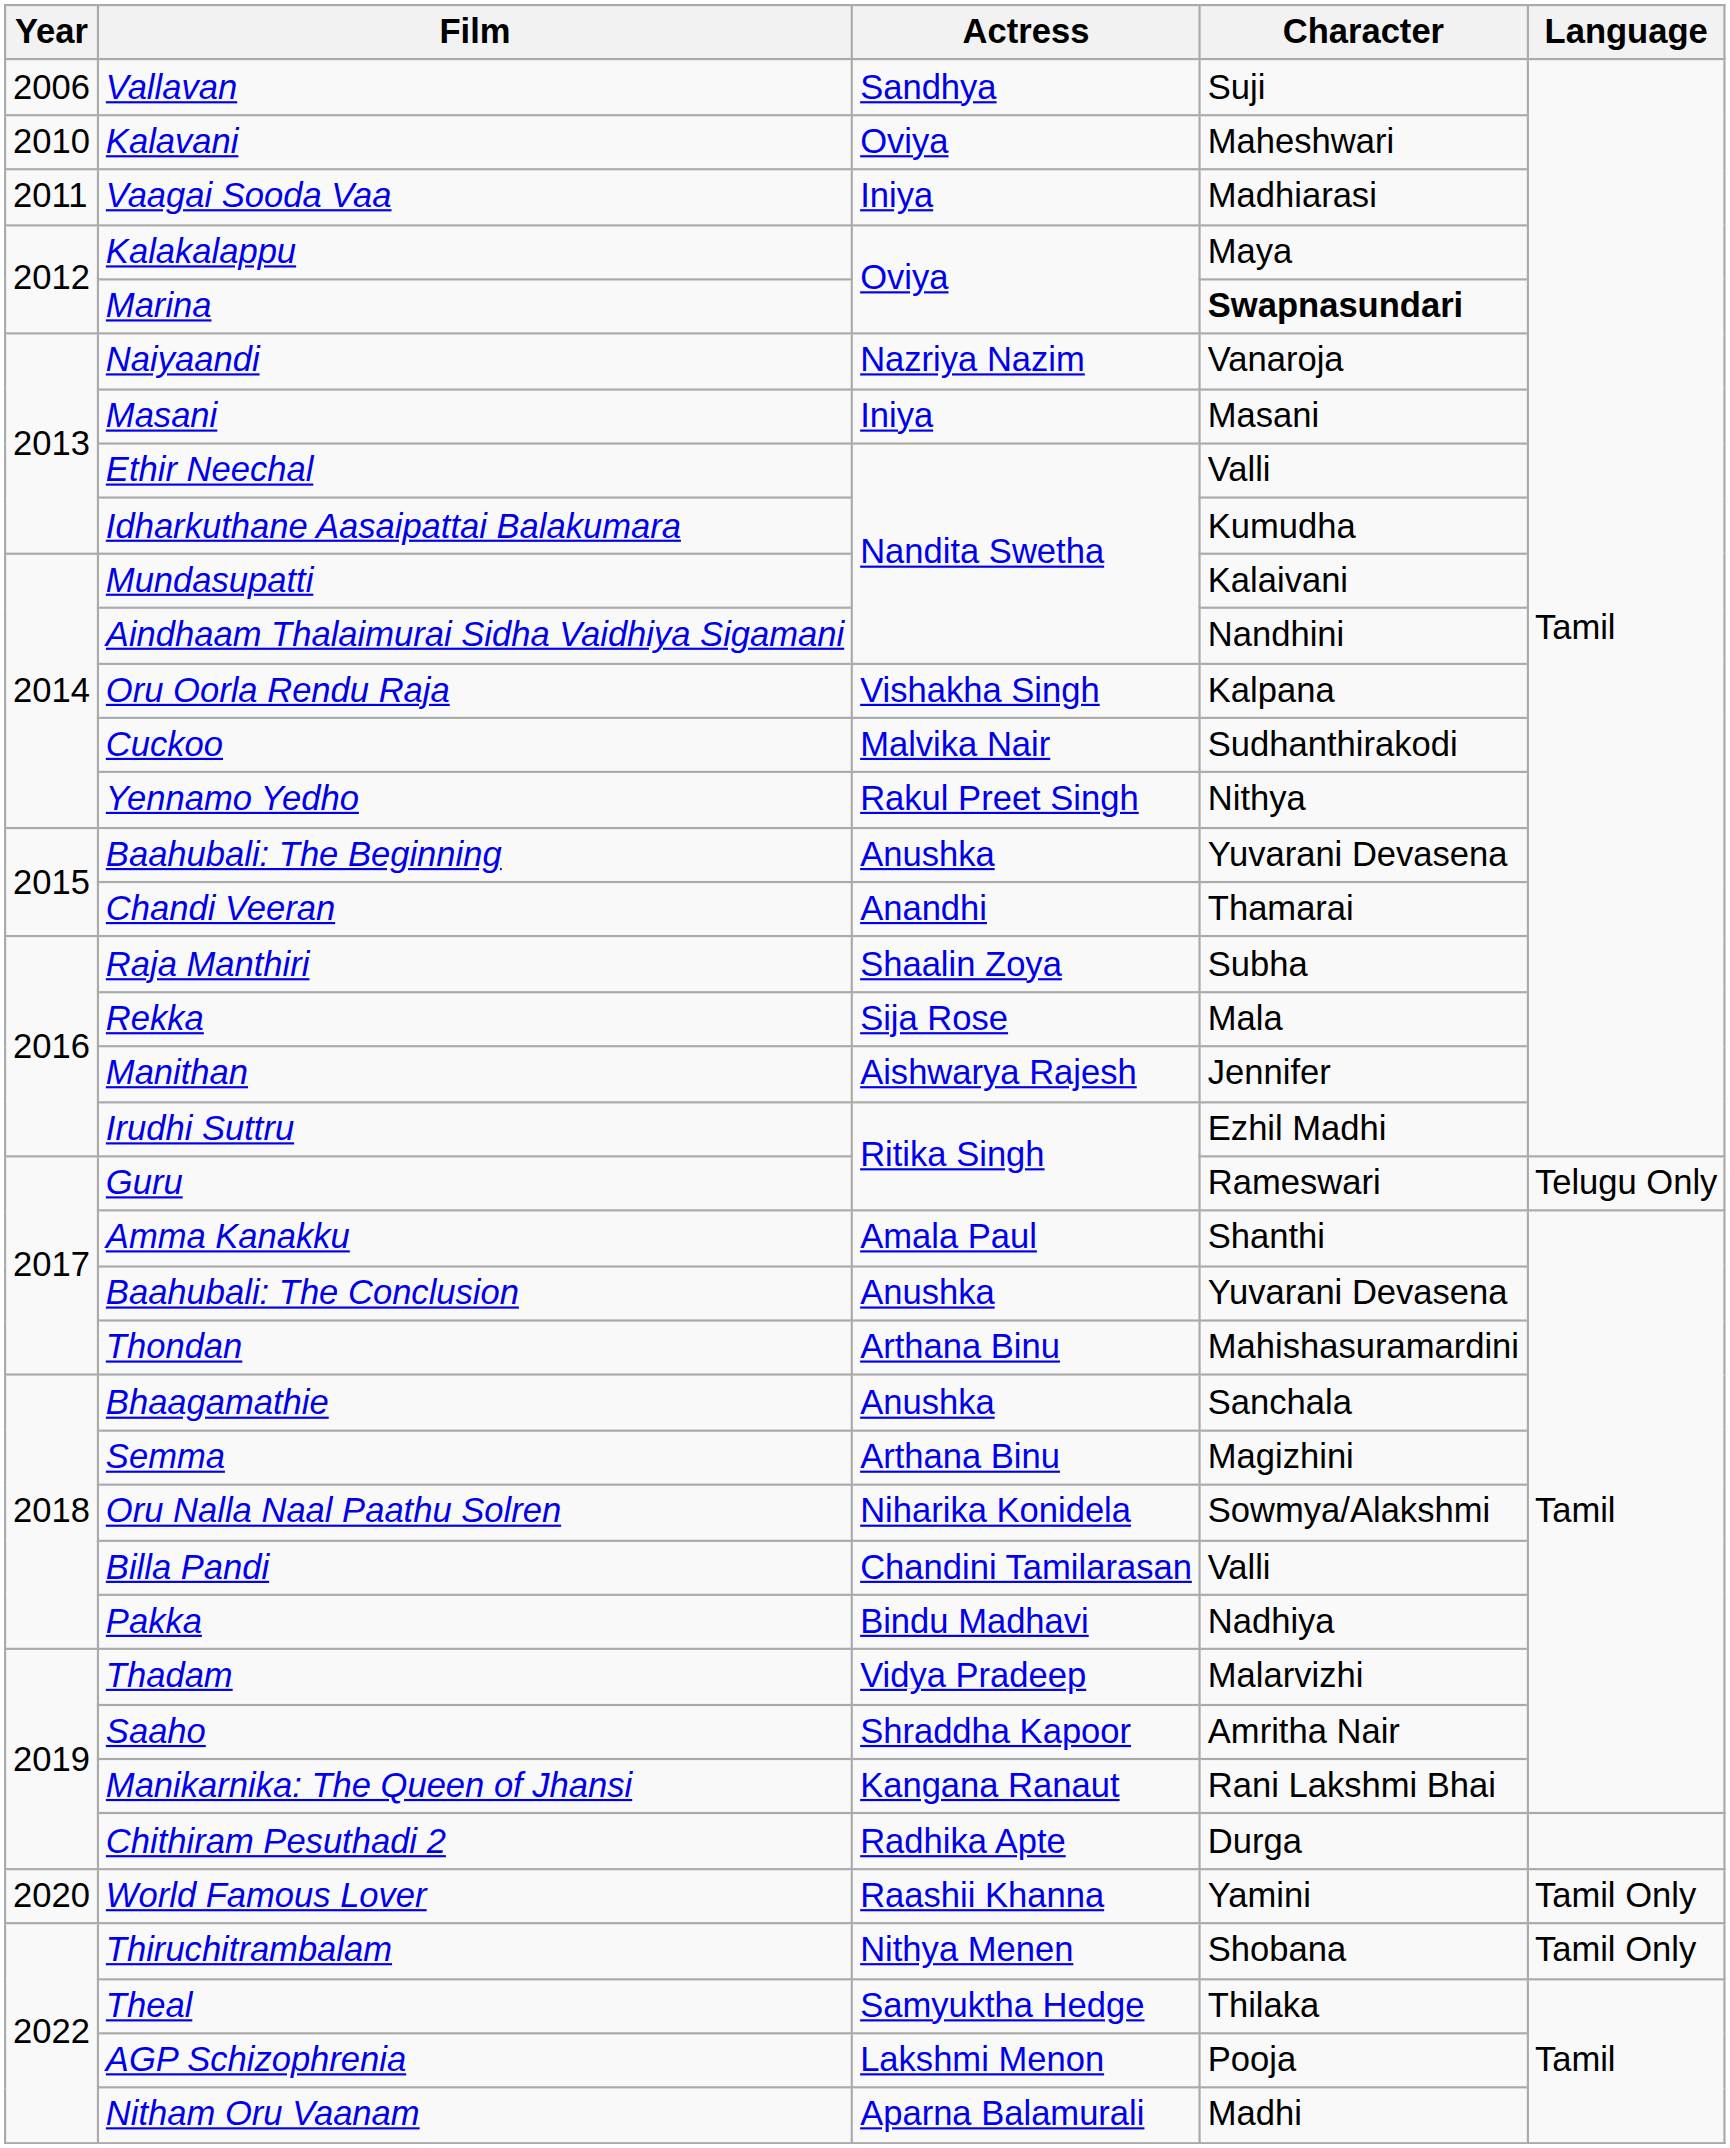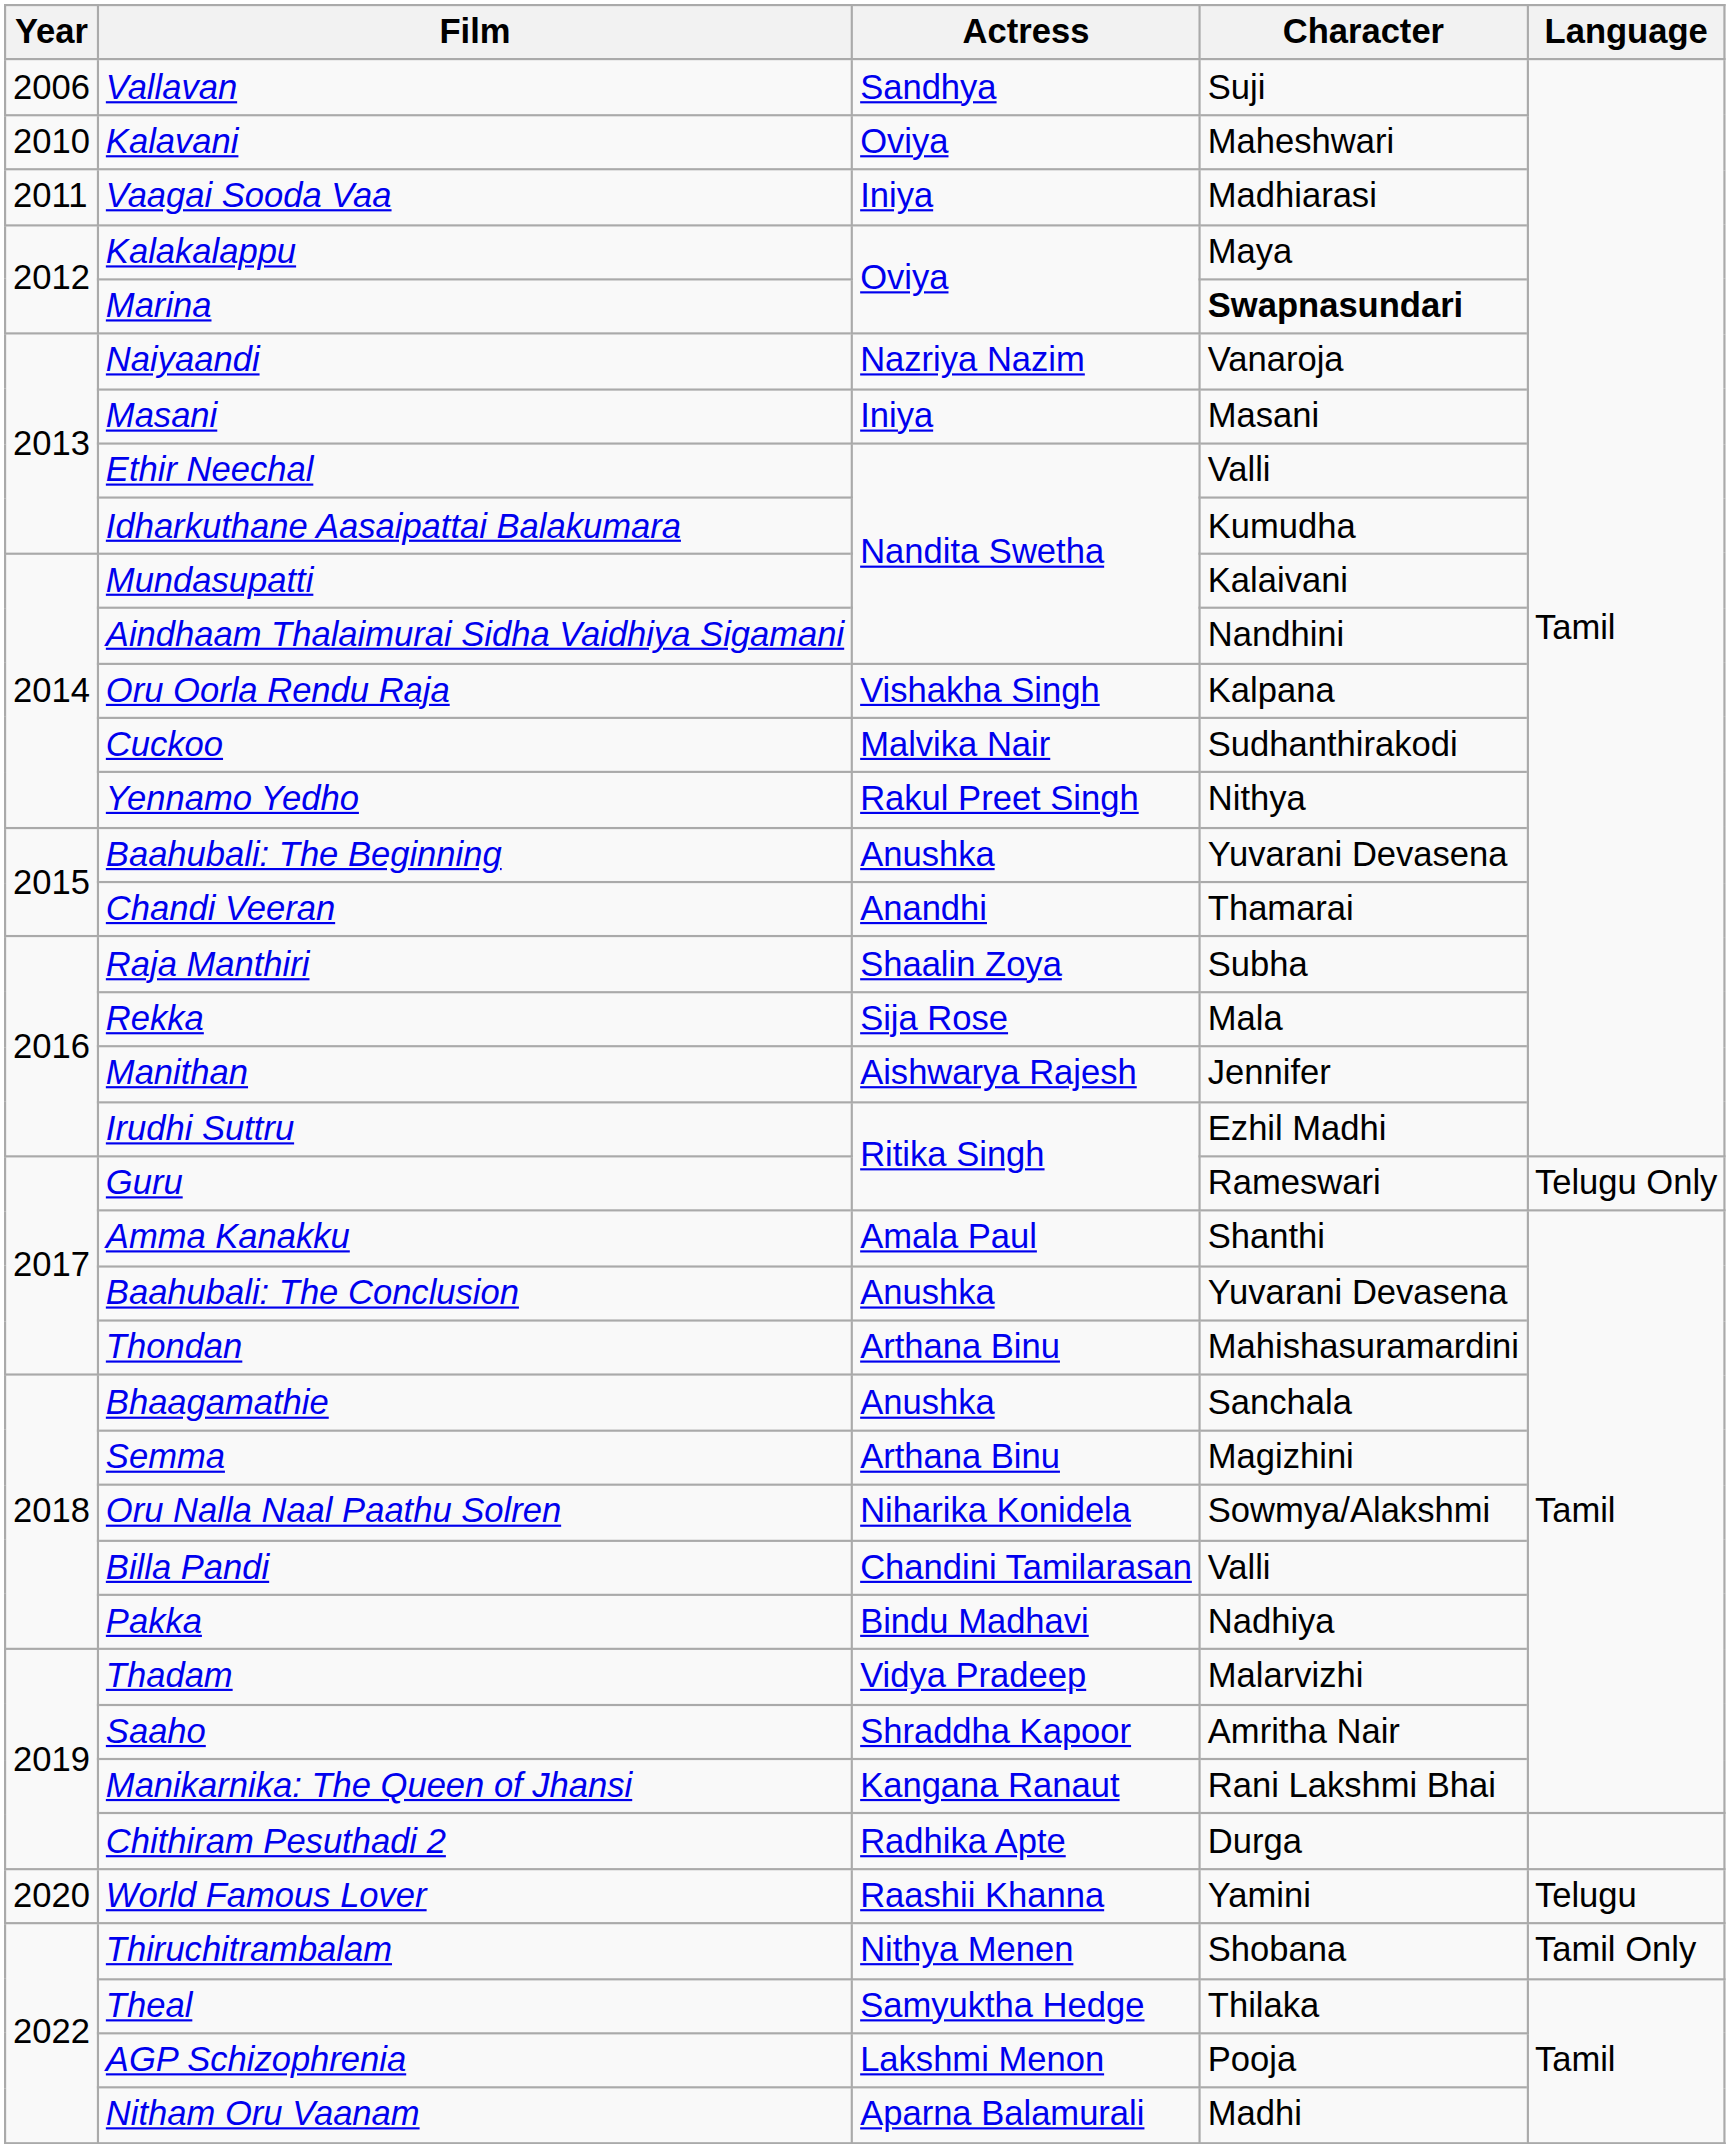(1616, 1895) Tamil Only -> (1586, 1895) Telugu
